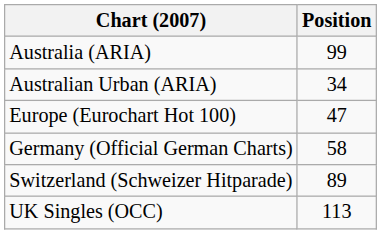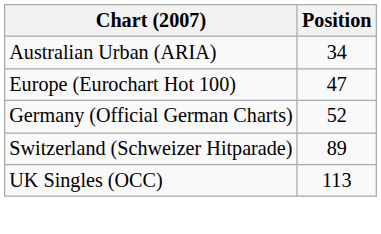- row: (80, 52)
(337, 148) 58 -> (337, 116) 52
